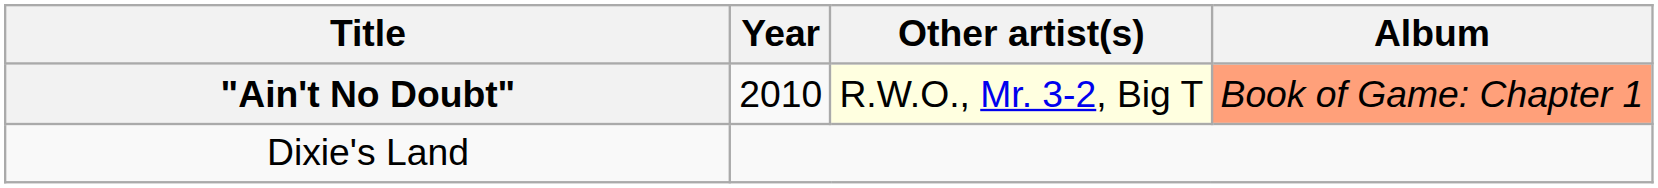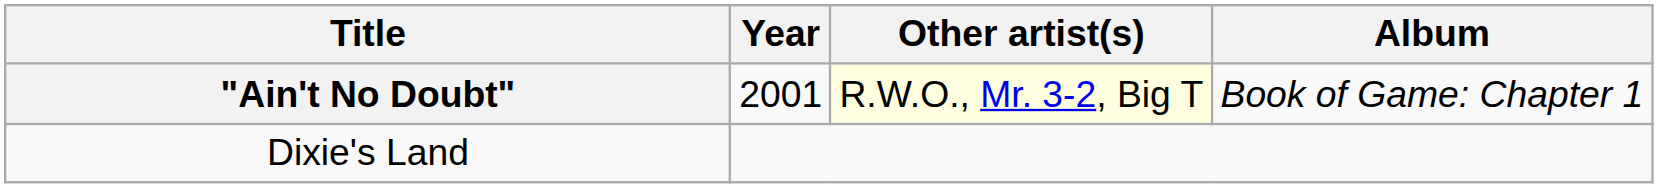(781, 93) 2010 -> (781, 93) 2001
(1432, 93) lightsalmon background -> (1432, 93) no background
